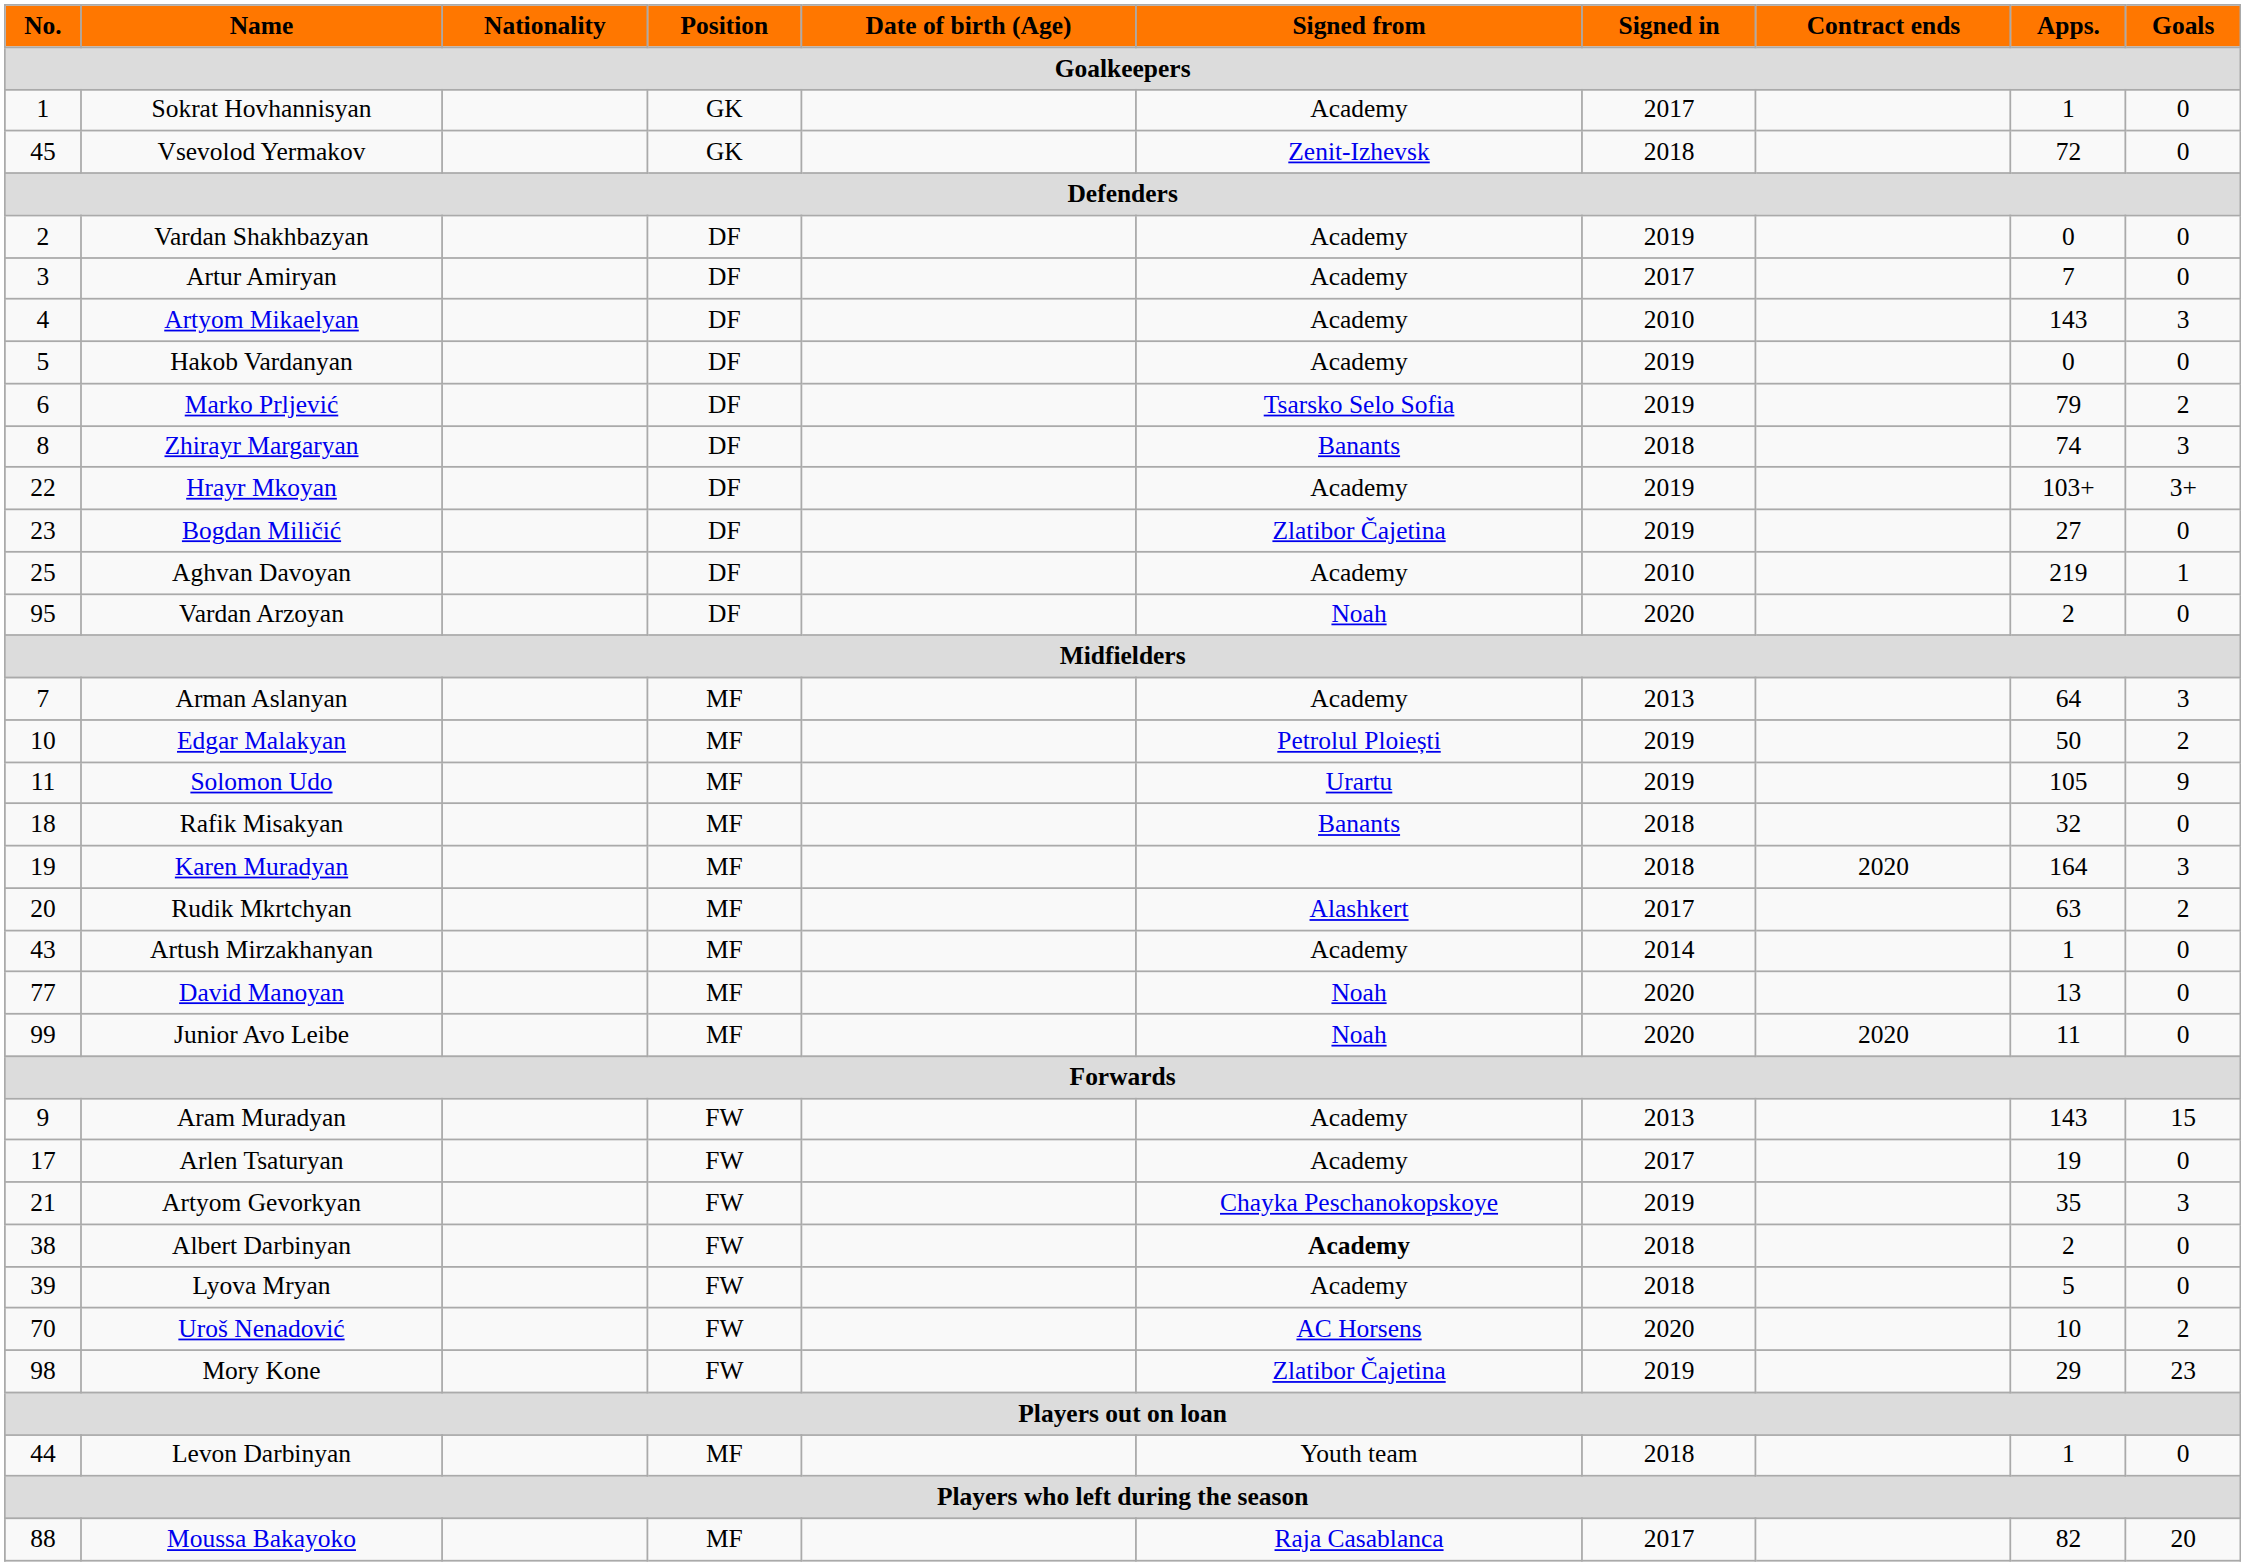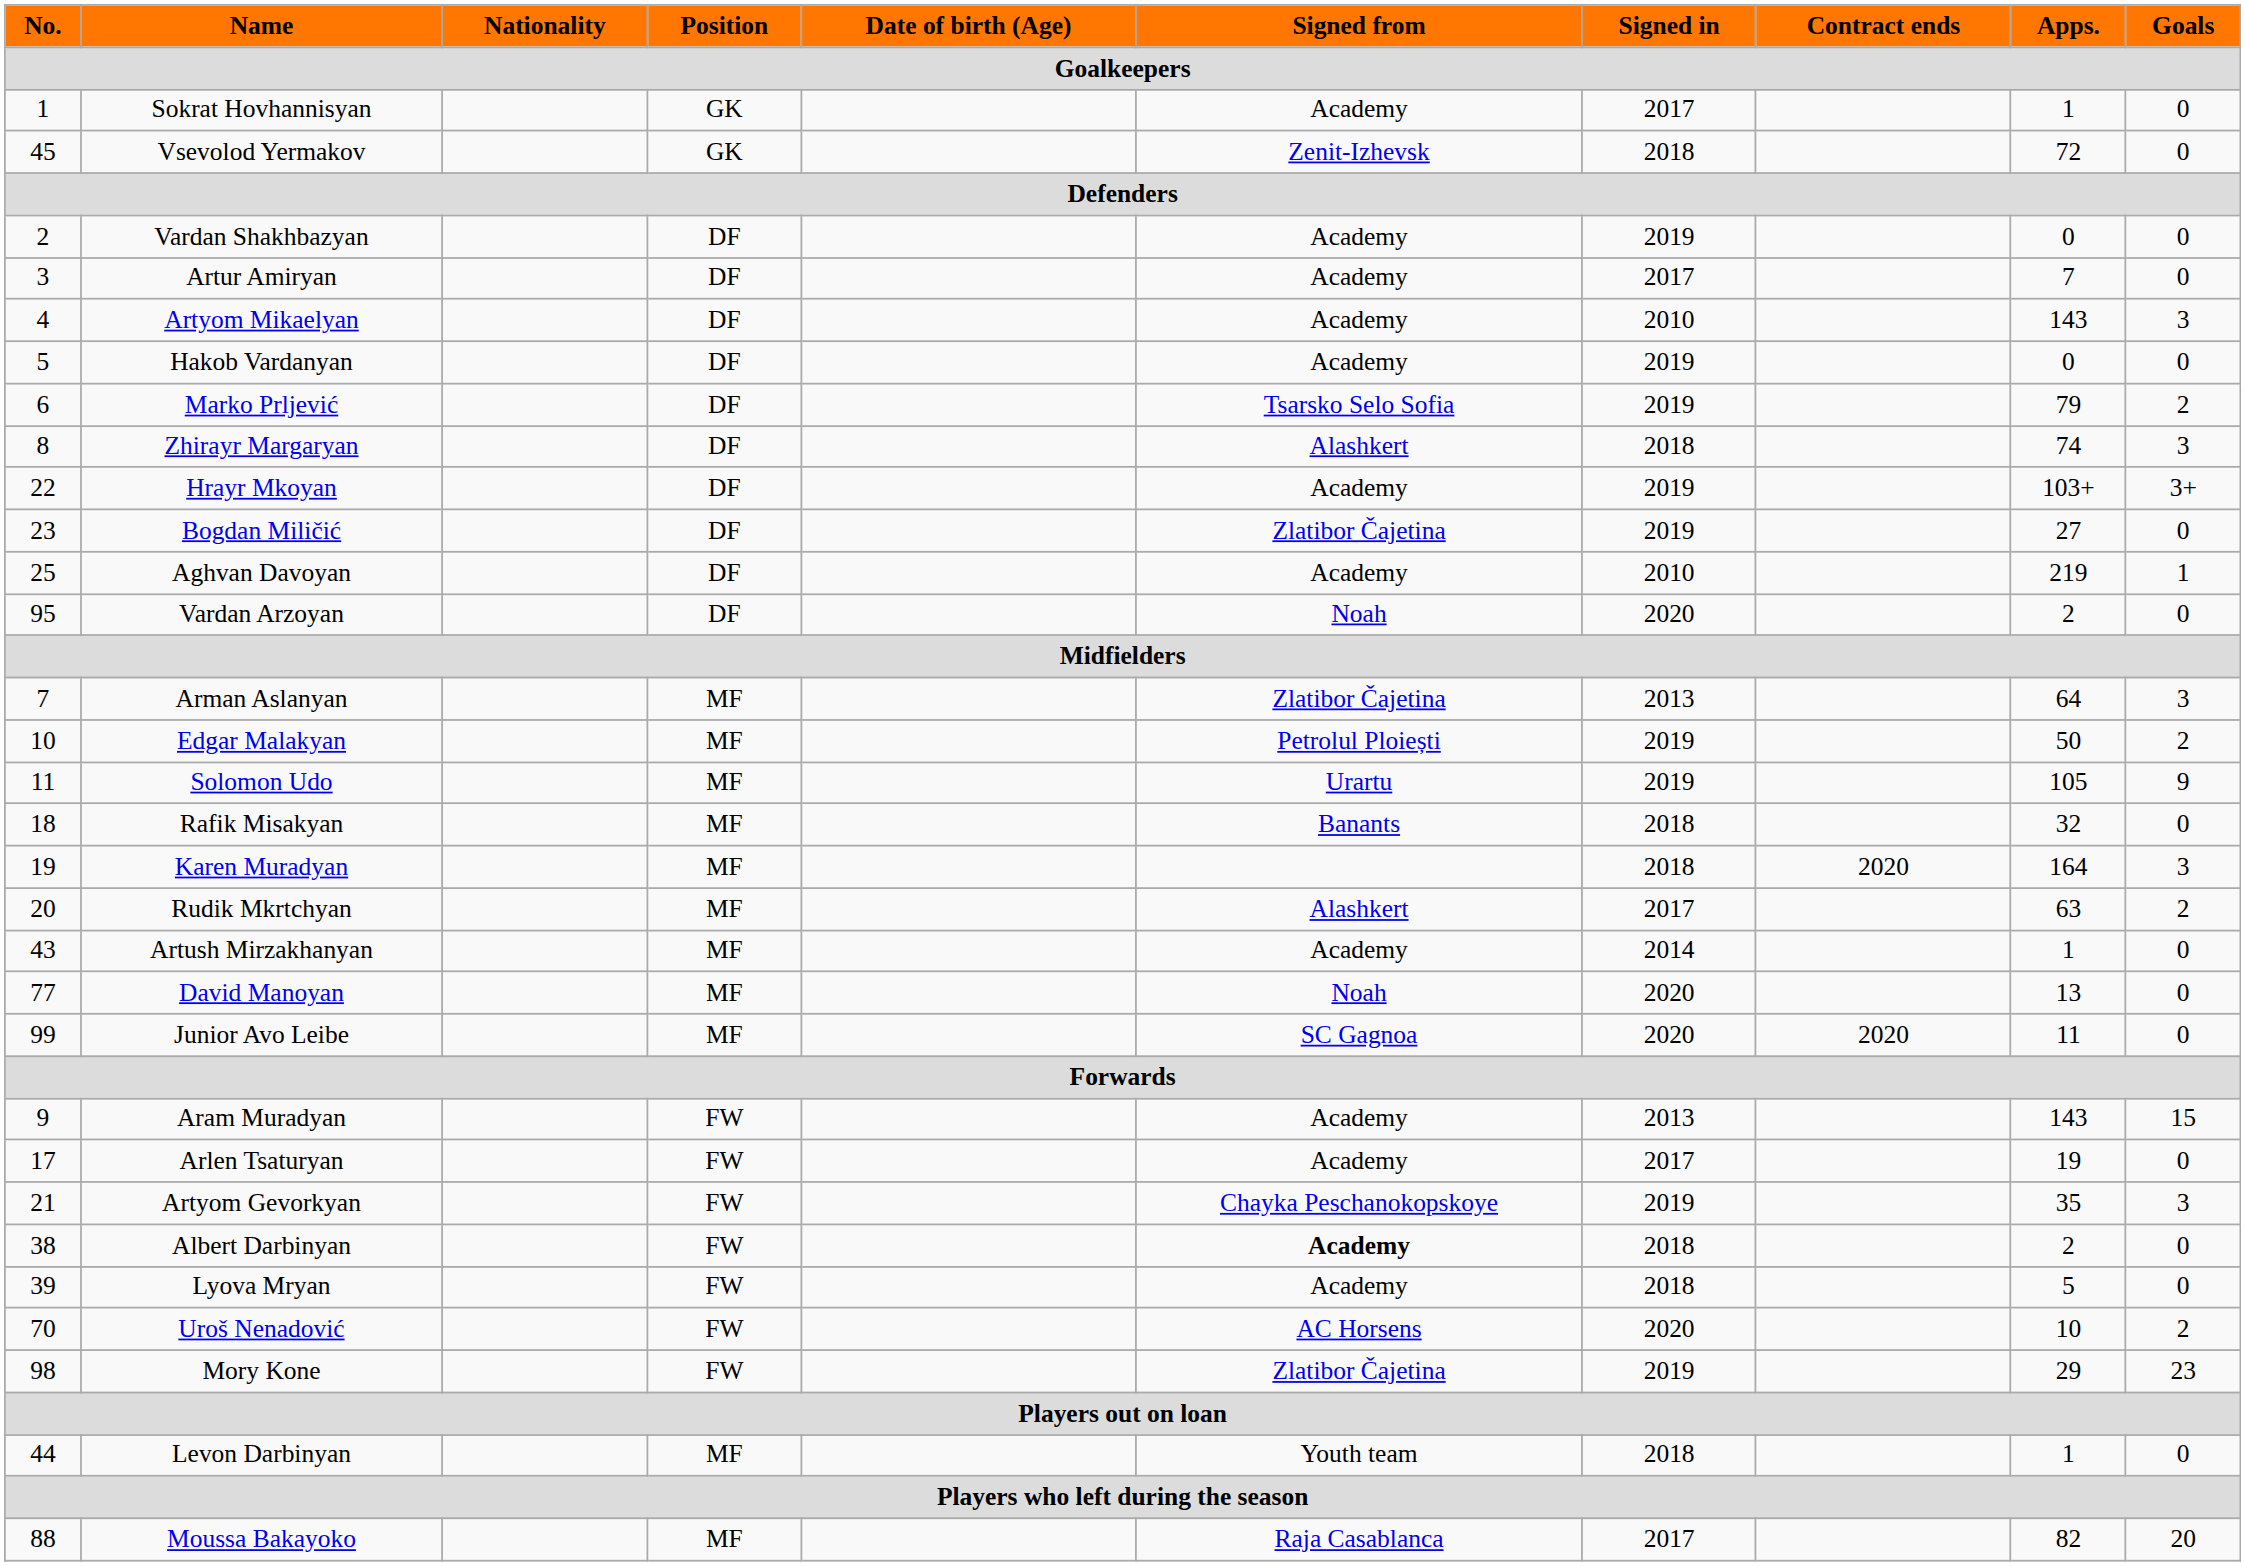(1359, 446) Banants -> (1359, 446) Alashkert
(1359, 698) Academy -> (1359, 698) Zlatibor Čajetina
(1359, 1034) Noah -> (1359, 1034) SC Gagnoa
